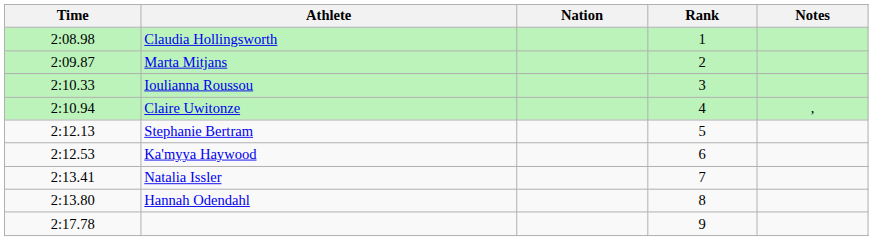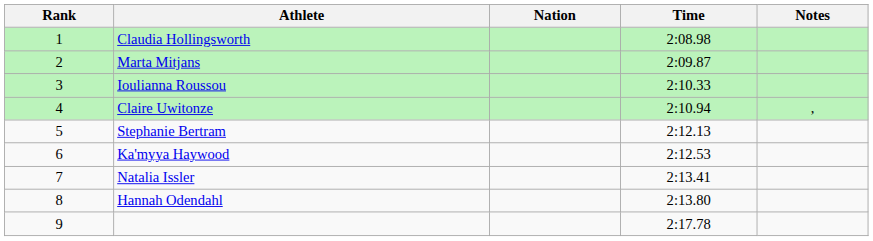columns swapped: (702, 16) <-> (73, 16)
